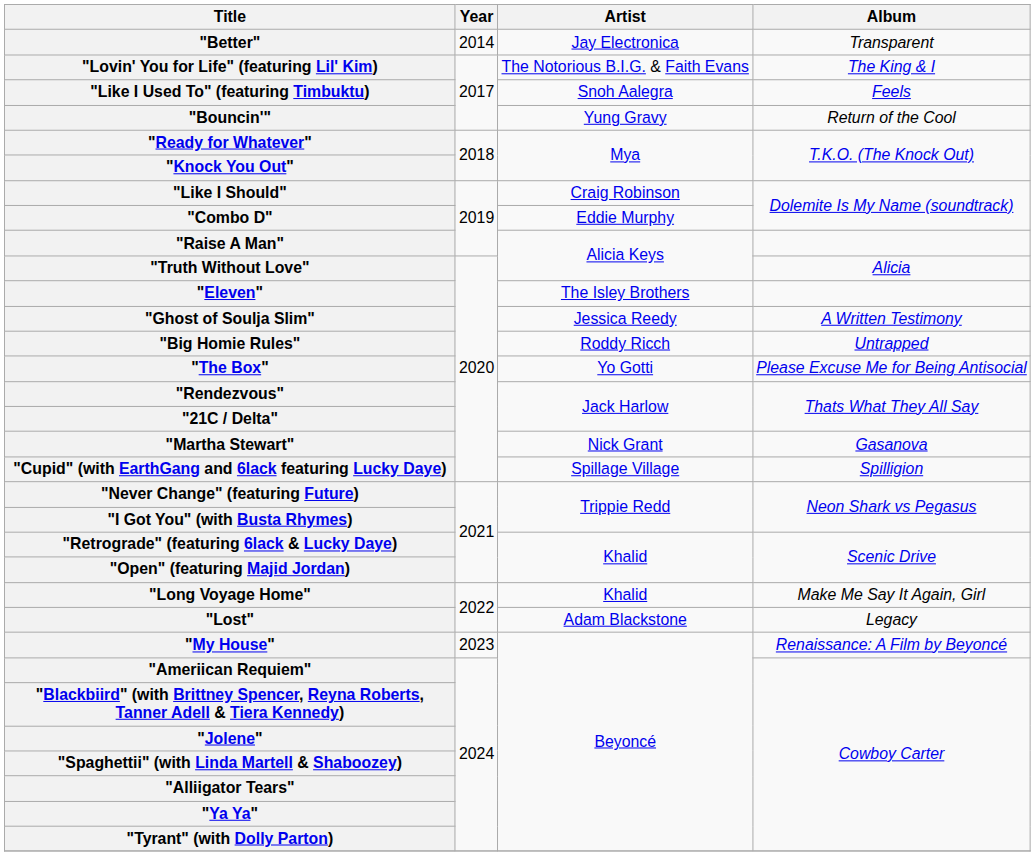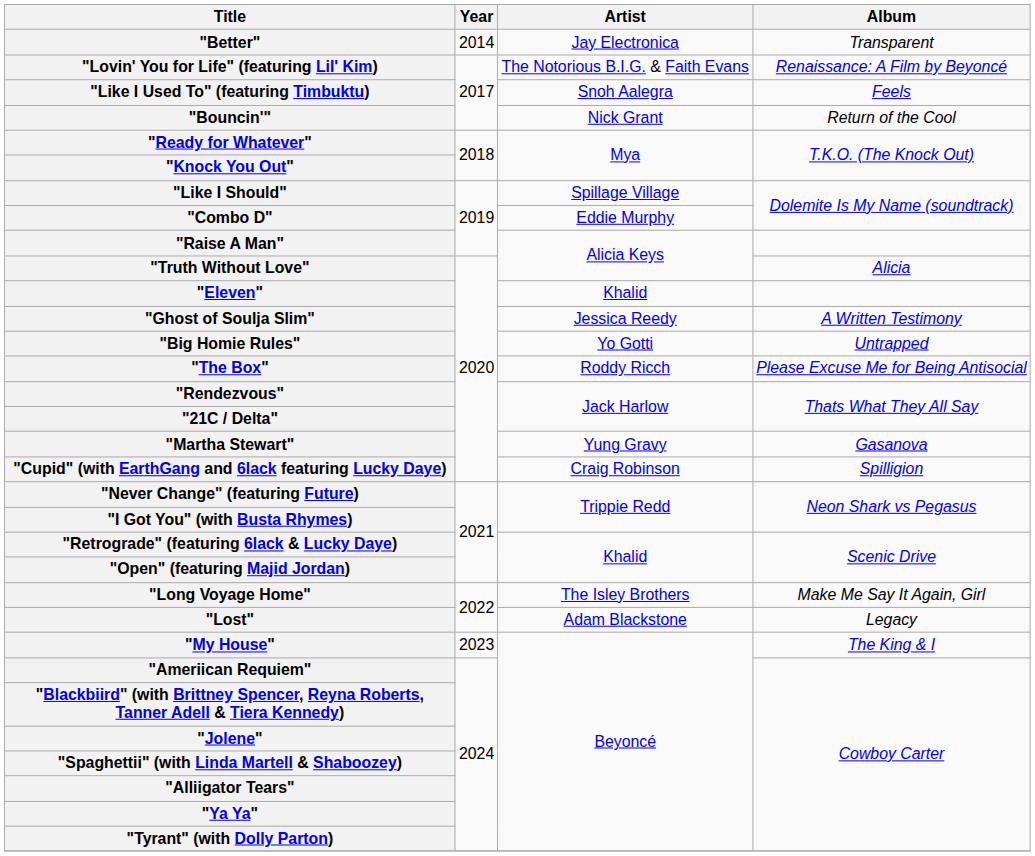(891, 67) The King & I -> (891, 67) Renaissance: A Film by Beyoncé
(625, 117) Yung Gravy -> (625, 117) Nick Grant
(625, 192) Craig Robinson -> (625, 192) Spillage Village
(625, 293) The Isley Brothers -> (625, 293) Khalid
(625, 343) Roddy Ricch -> (625, 343) Yo Gotti
(625, 368) Yo Gotti -> (625, 368) Roddy Ricch
(625, 444) Nick Grant -> (625, 444) Yung Gravy
(625, 469) Spillage Village -> (625, 469) Craig Robinson
(625, 594) Khalid -> (625, 594) The Isley Brothers
(891, 645) Renaissance: A Film by Beyoncé -> (891, 645) The King & I
